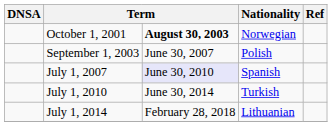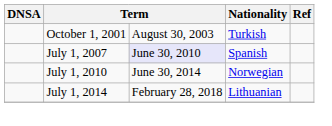(187, 33) bold -> (173, 33) normal
(269, 33) Norwegian -> (247, 33) Turkish
- row: (93, 53)
(260, 92) Turkish -> (256, 72) Norwegian
